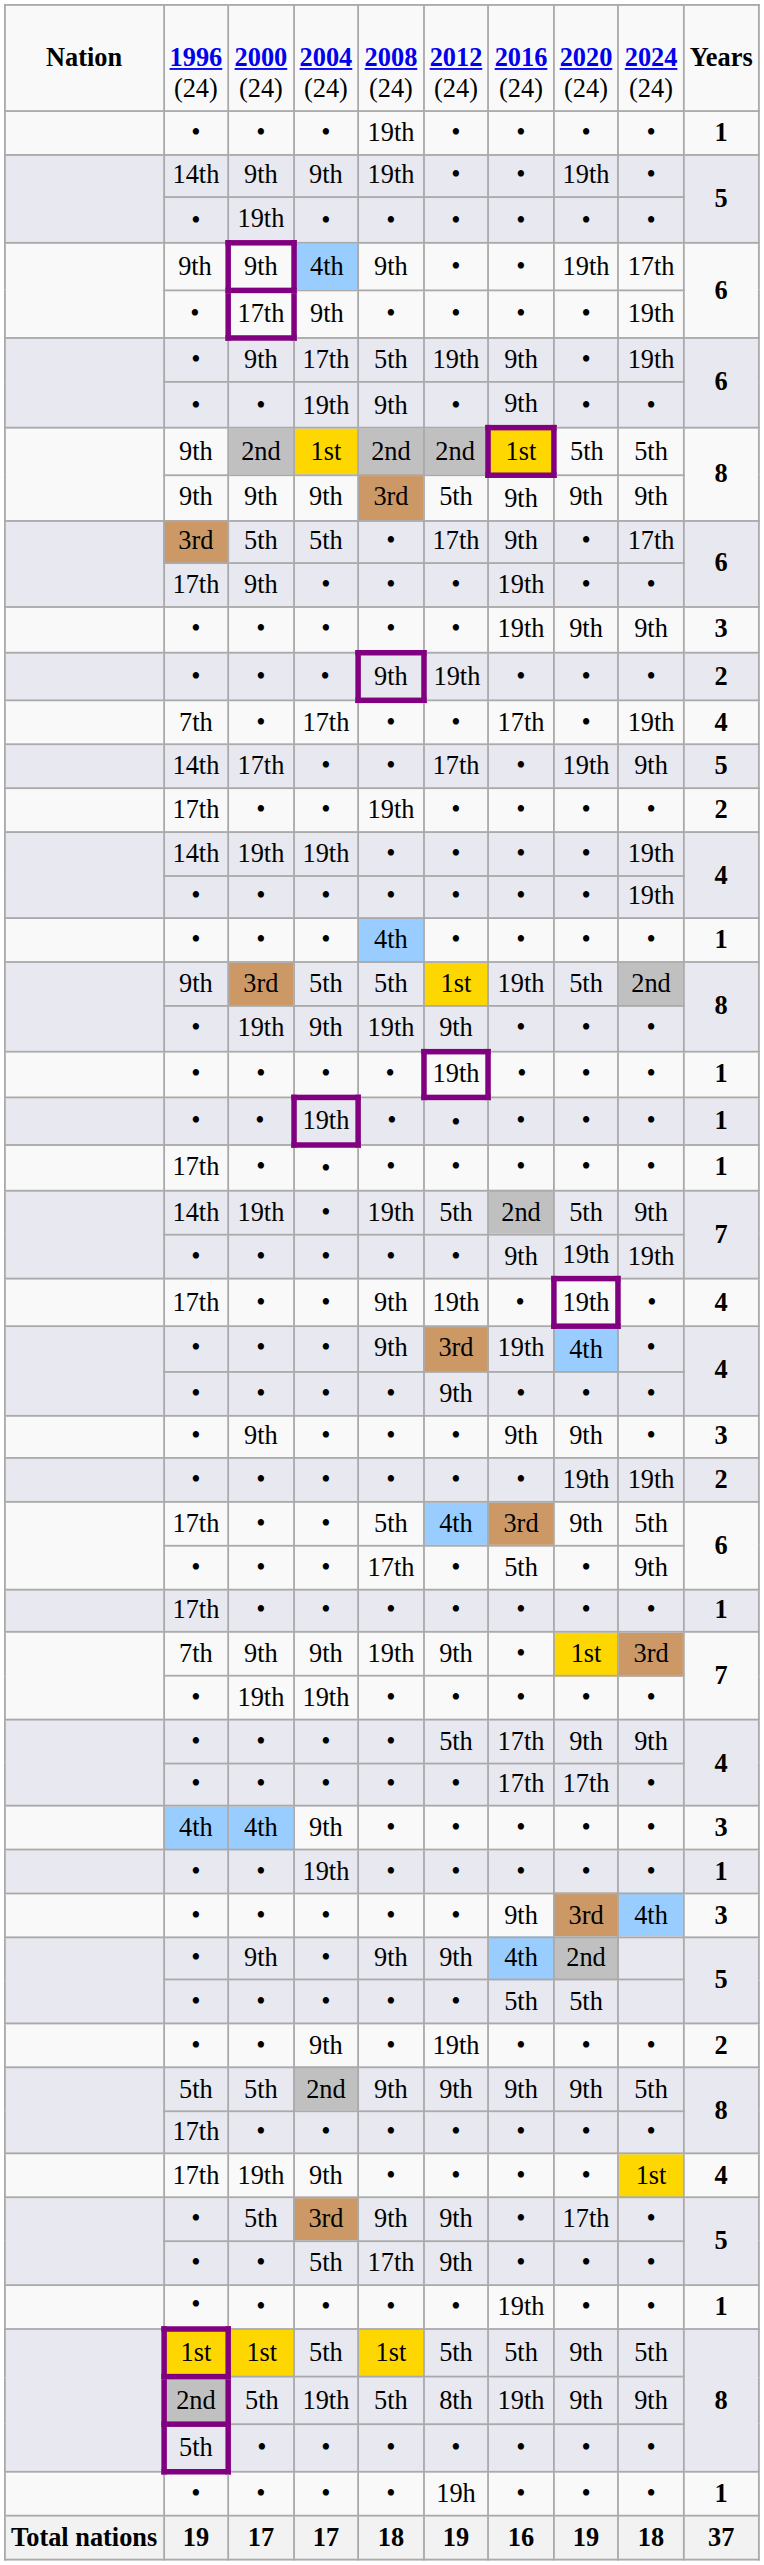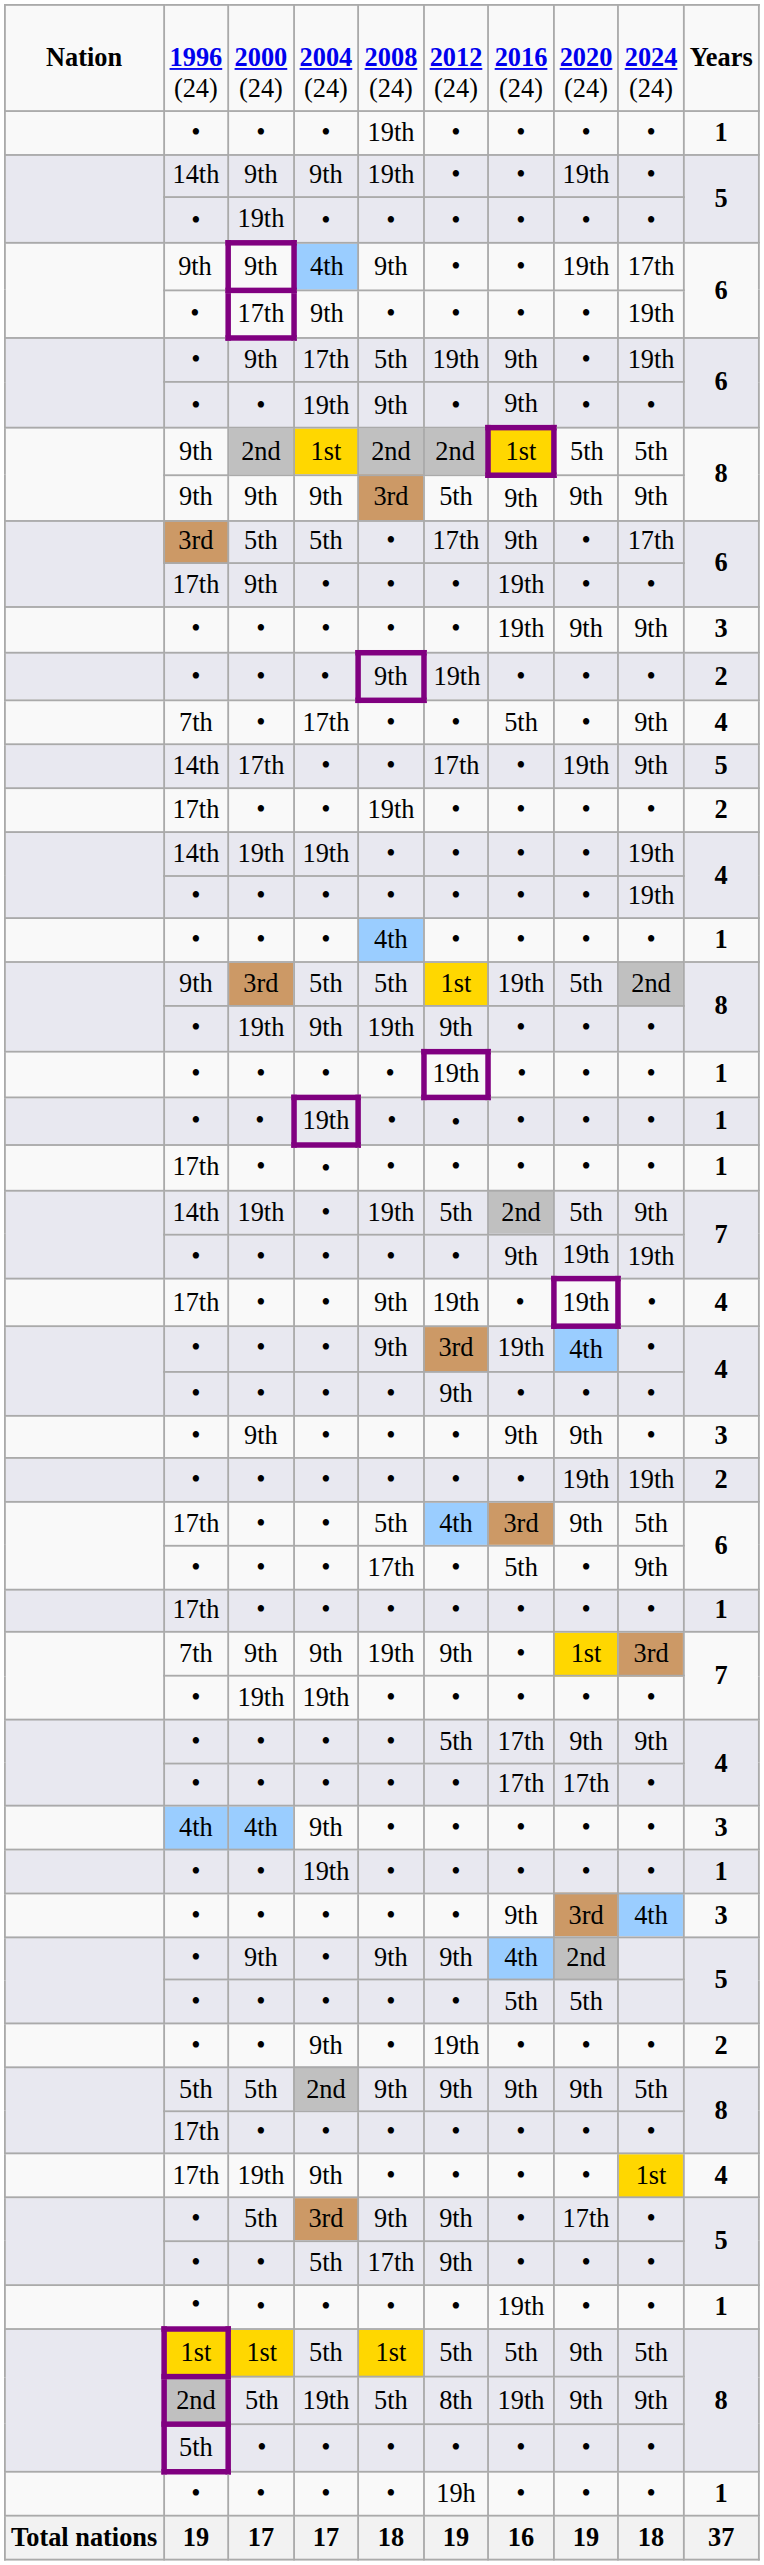(521, 722) 17th -> (521, 722) 5th
(651, 722) 19th -> (651, 722) 9th
